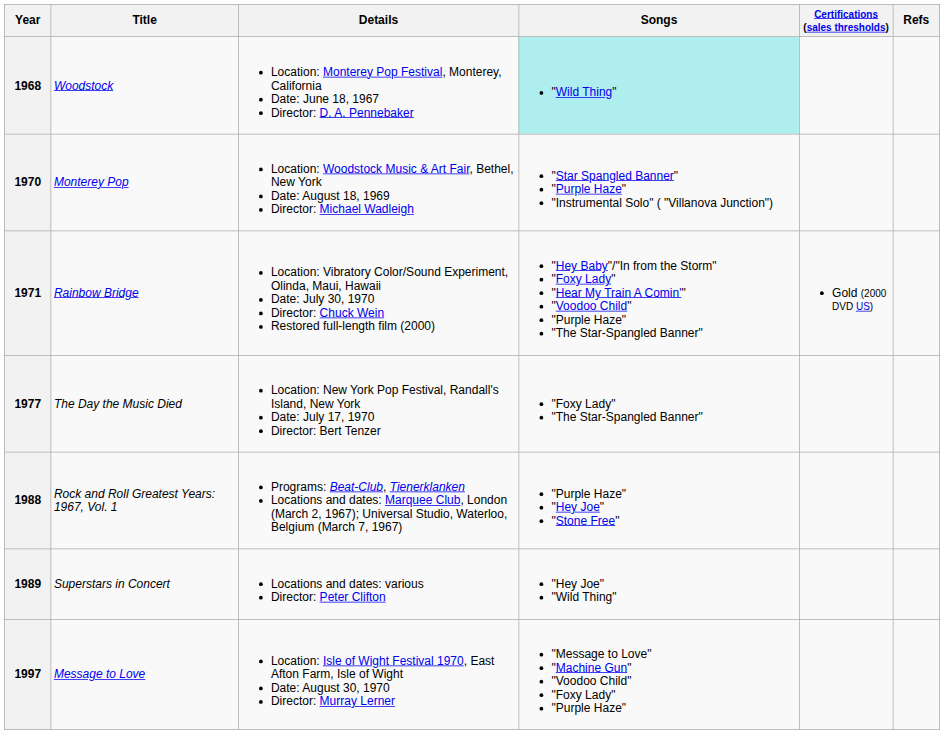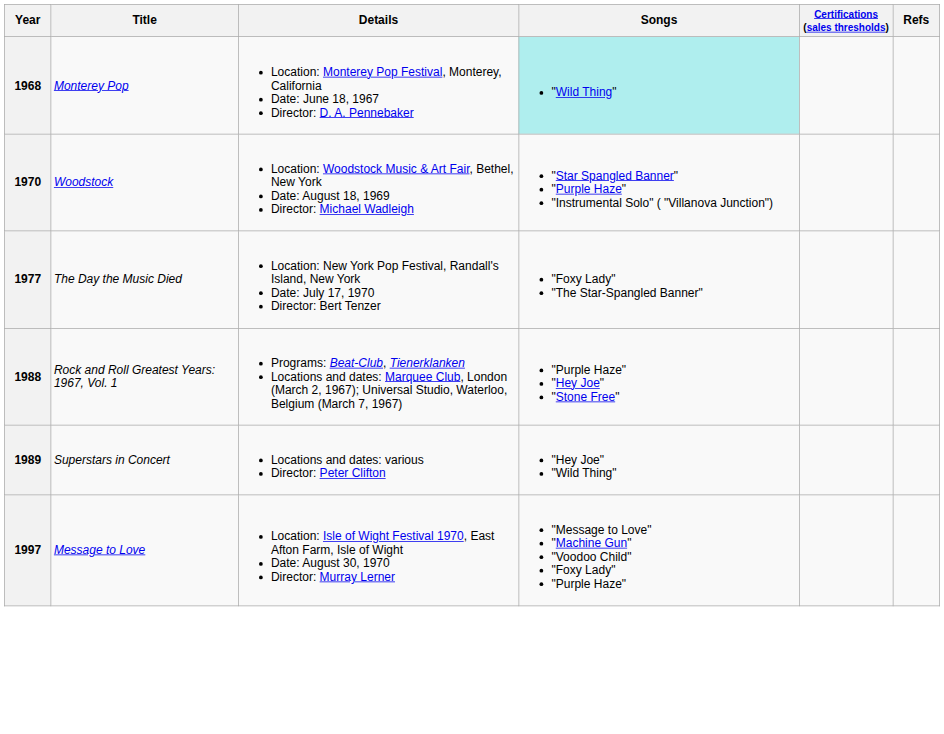(84, 85) Woodstock -> (91, 85) Monterey Pop
(91, 182) Monterey Pop -> (84, 182) Woodstock
- row: (28, 293)
